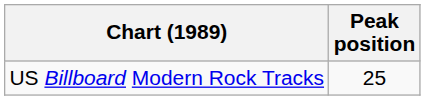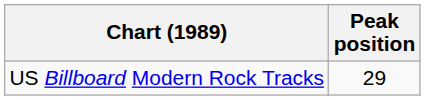(374, 77) 25 -> (374, 77) 29
